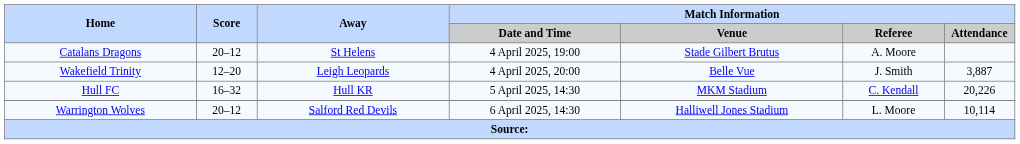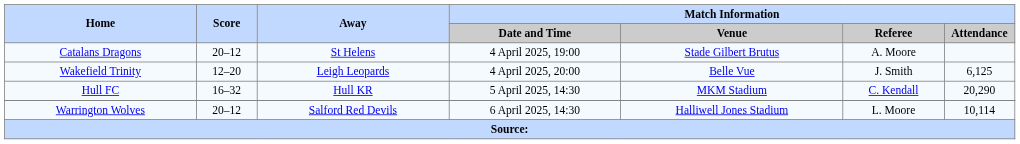(979, 71) 3,887 -> (979, 71) 6,125
(979, 90) 20,226 -> (979, 90) 20,290
